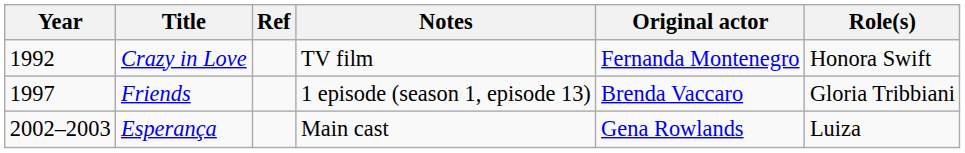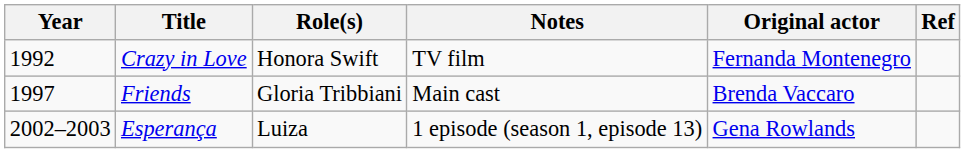columns swapped: (882, 22) <-> (274, 22)
(446, 93) 1 episode (season 1, episode 13) -> (456, 93) Main cast
(345, 128) Main cast -> (557, 128) 1 episode (season 1, episode 13)
